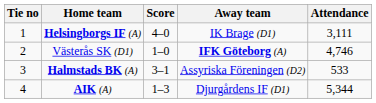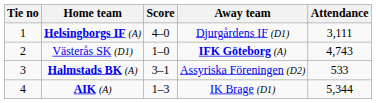(243, 32) IK Brage (D1) -> (243, 32) Djurgårdens IF (D1)
(340, 51) 4,746 -> (340, 51) 4,743
(243, 88) Djurgårdens IF (D1) -> (243, 88) IK Brage (D1)
